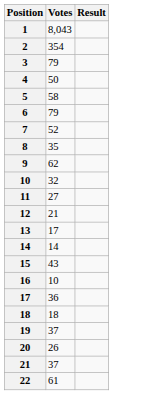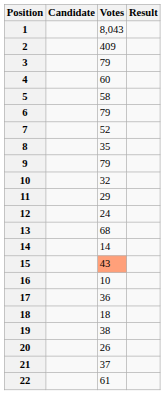+ column: (71, 12)
(56, 46) 354 -> (108, 46) 409
(53, 79) 50 -> (105, 79) 60
(53, 163) 62 -> (105, 163) 79
(53, 197) 27 -> (105, 197) 29
(53, 213) 21 -> (105, 213) 24
(53, 230) 17 -> (105, 230) 68
(53, 264) no background -> (105, 264) lightsalmon background
(53, 331) 37 -> (105, 331) 38
